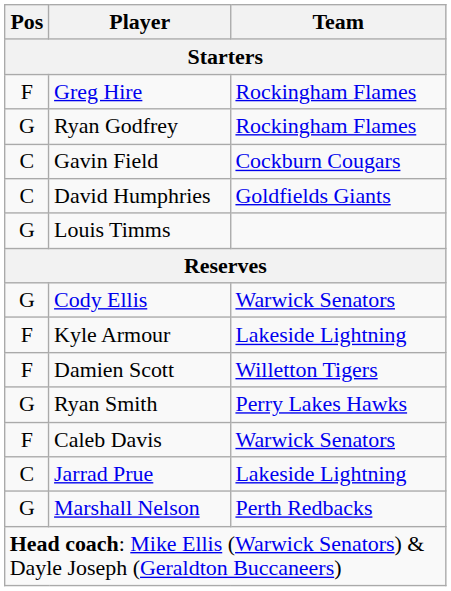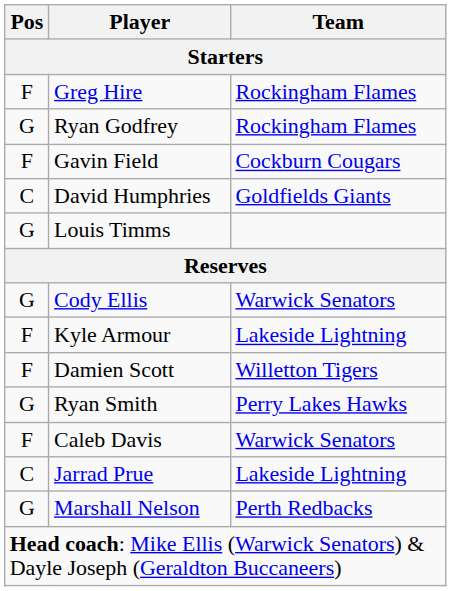(27, 160) C -> (27, 160) F
